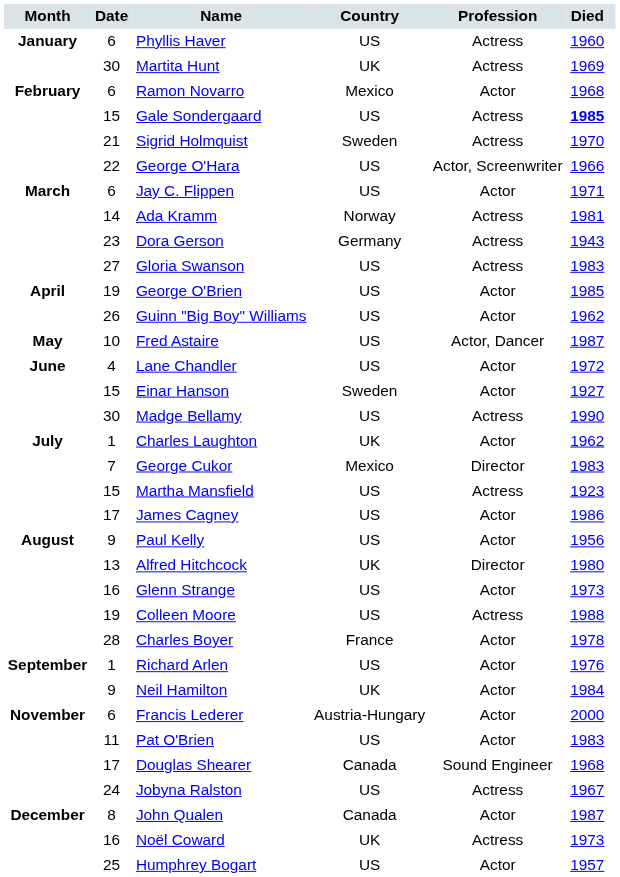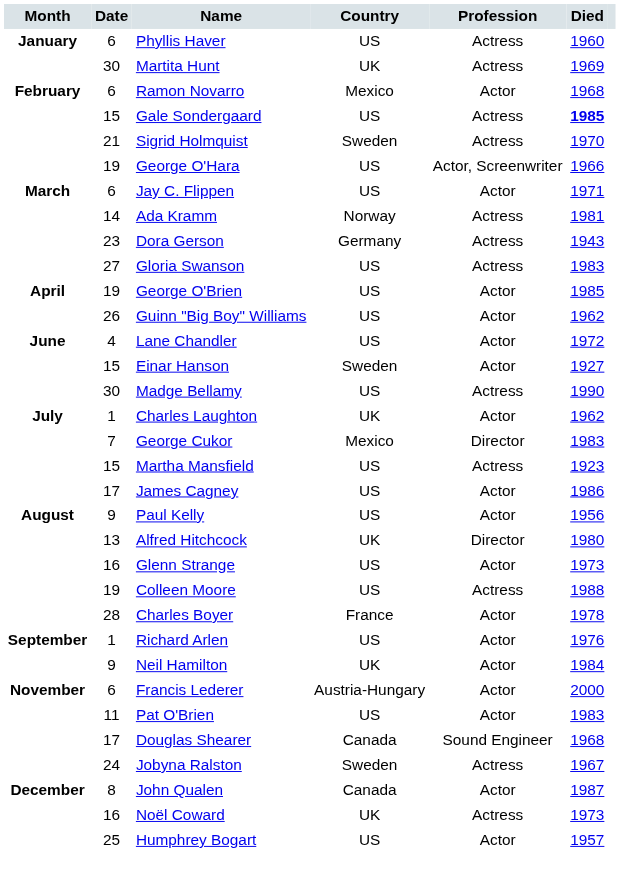(112, 166) 22 -> (112, 166) 19
- row: (177, 340)
(370, 790) US -> (370, 765) Sweden
